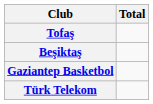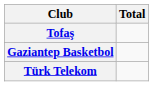- row: (60, 52)
